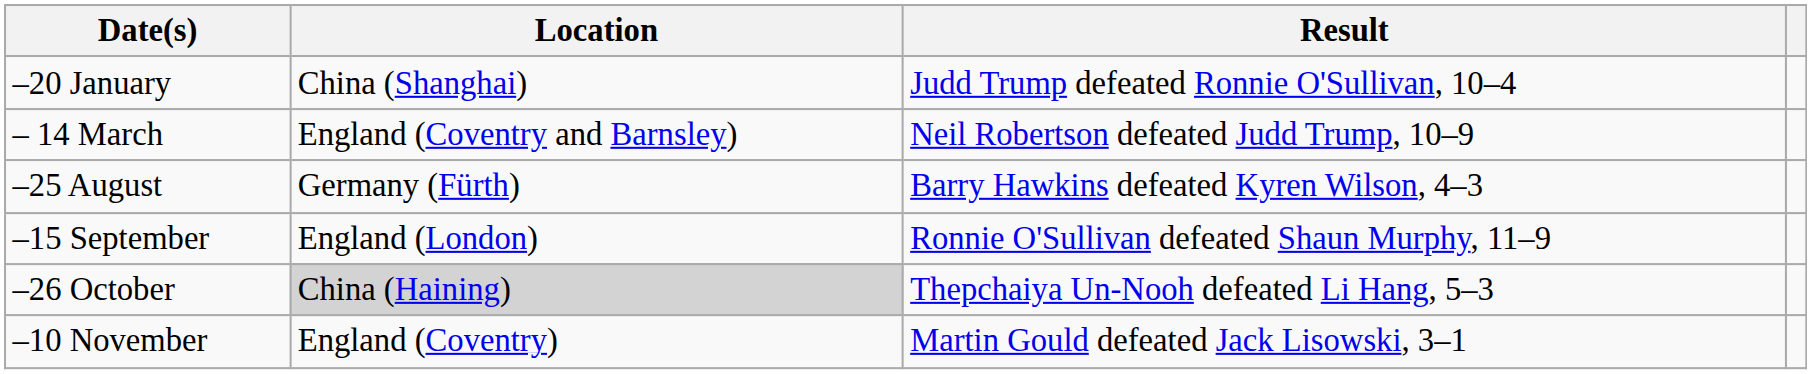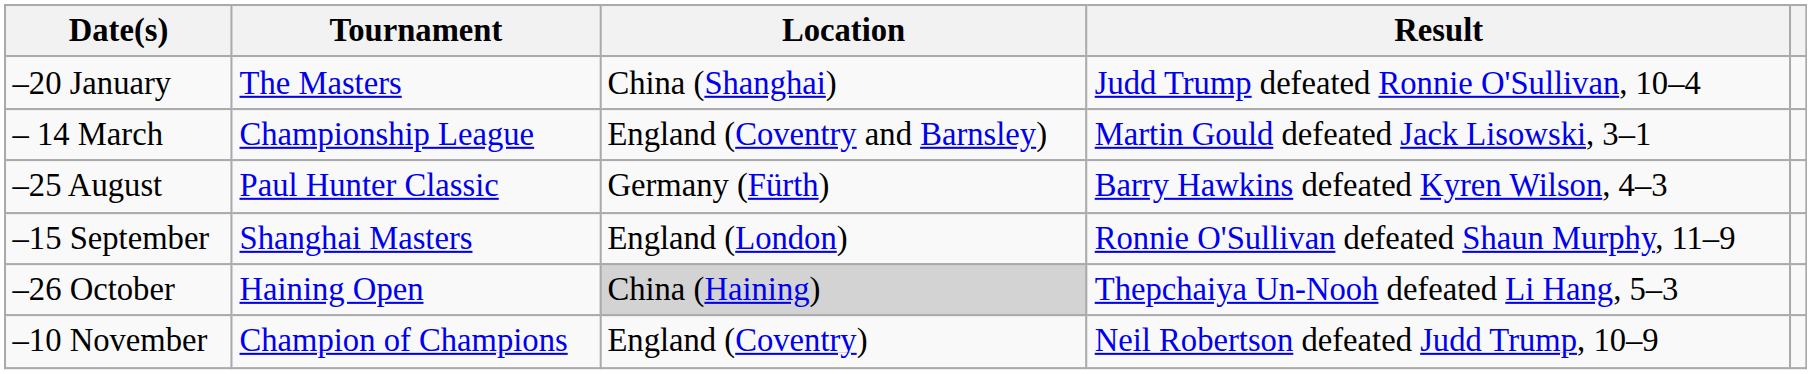+ column: (416, 30)
(1192, 133) Neil Robertson defeated Judd Trump, 10–9 -> (1373, 133) Martin Gould defeated Jack Lisowski, 3–1
(1188, 340) Martin Gould defeated Jack Lisowski, 3–1 -> (1377, 340) Neil Robertson defeated Judd Trump, 10–9
